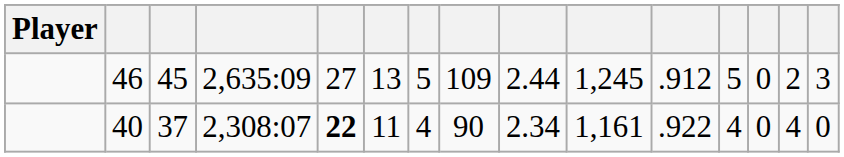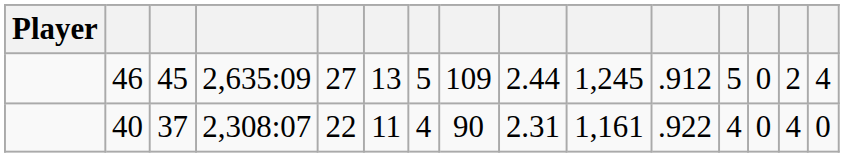(823, 77) 3 -> (823, 77) 4
(341, 126) bold -> (341, 126) normal
(533, 126) 2.34 -> (533, 126) 2.31
